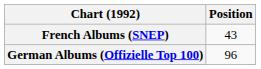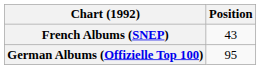(231, 54) 96 -> (231, 54) 95
